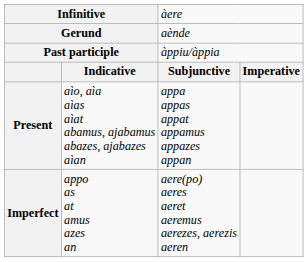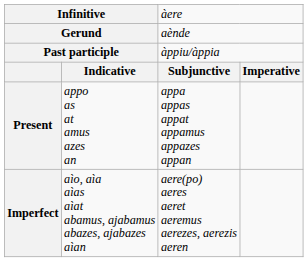(110, 125) aìo, aìa aìas aìat abamus, ajabamus abazes, ajabazes aìan -> (77, 125) appo as at amus azes an
(77, 213) appo as at amus azes an -> (110, 213) aìo, aìa aìas aìat abamus, ajabamus abazes, ajabazes aìan
